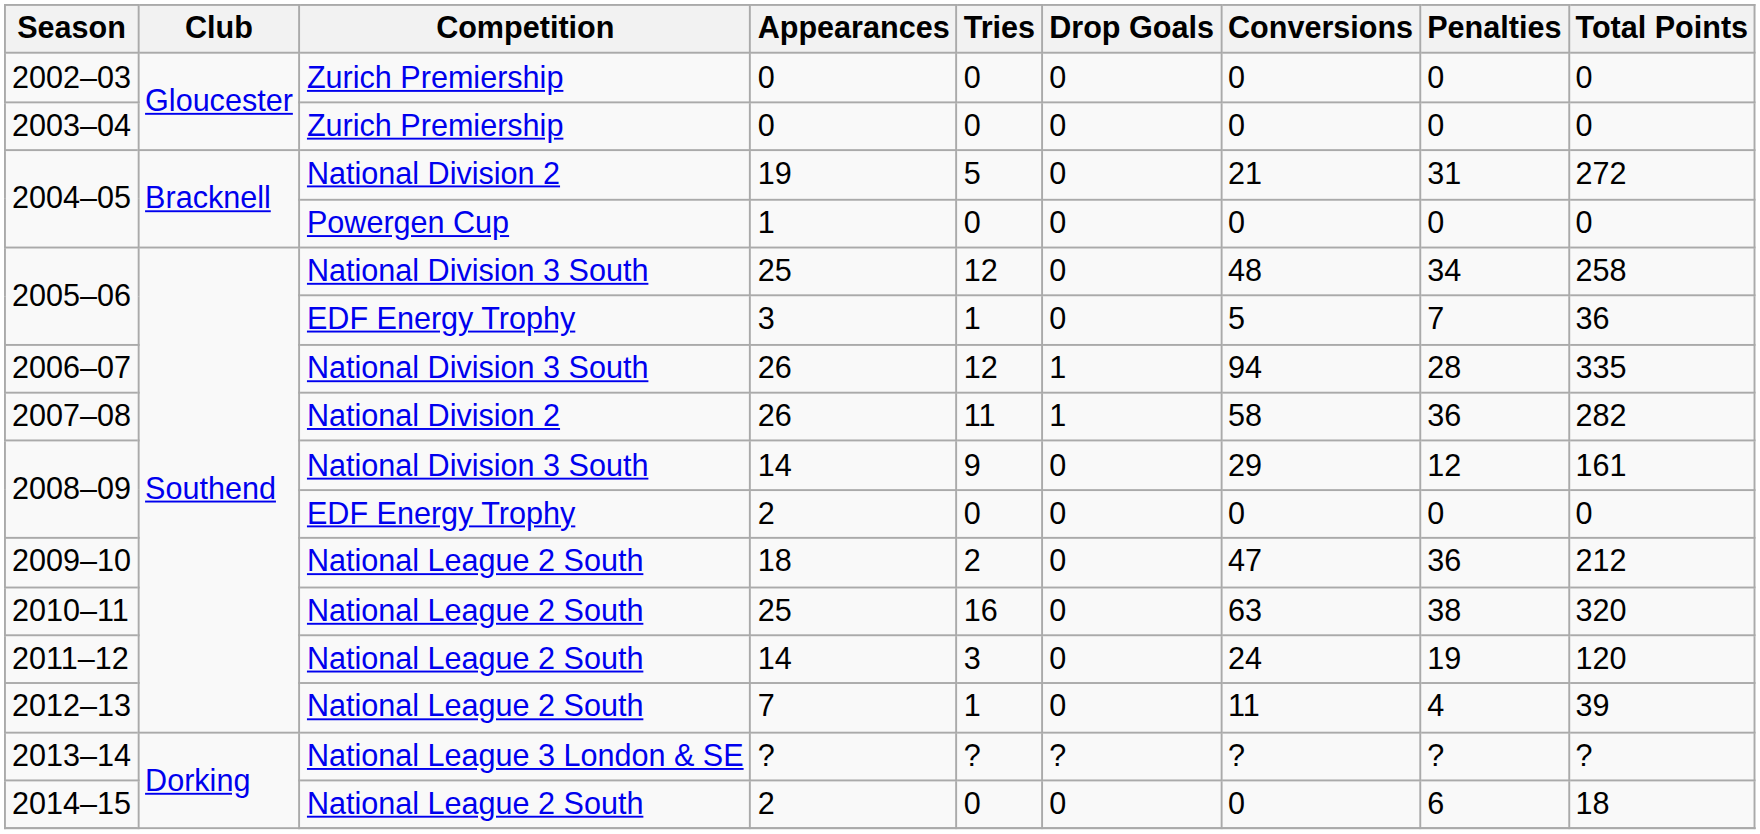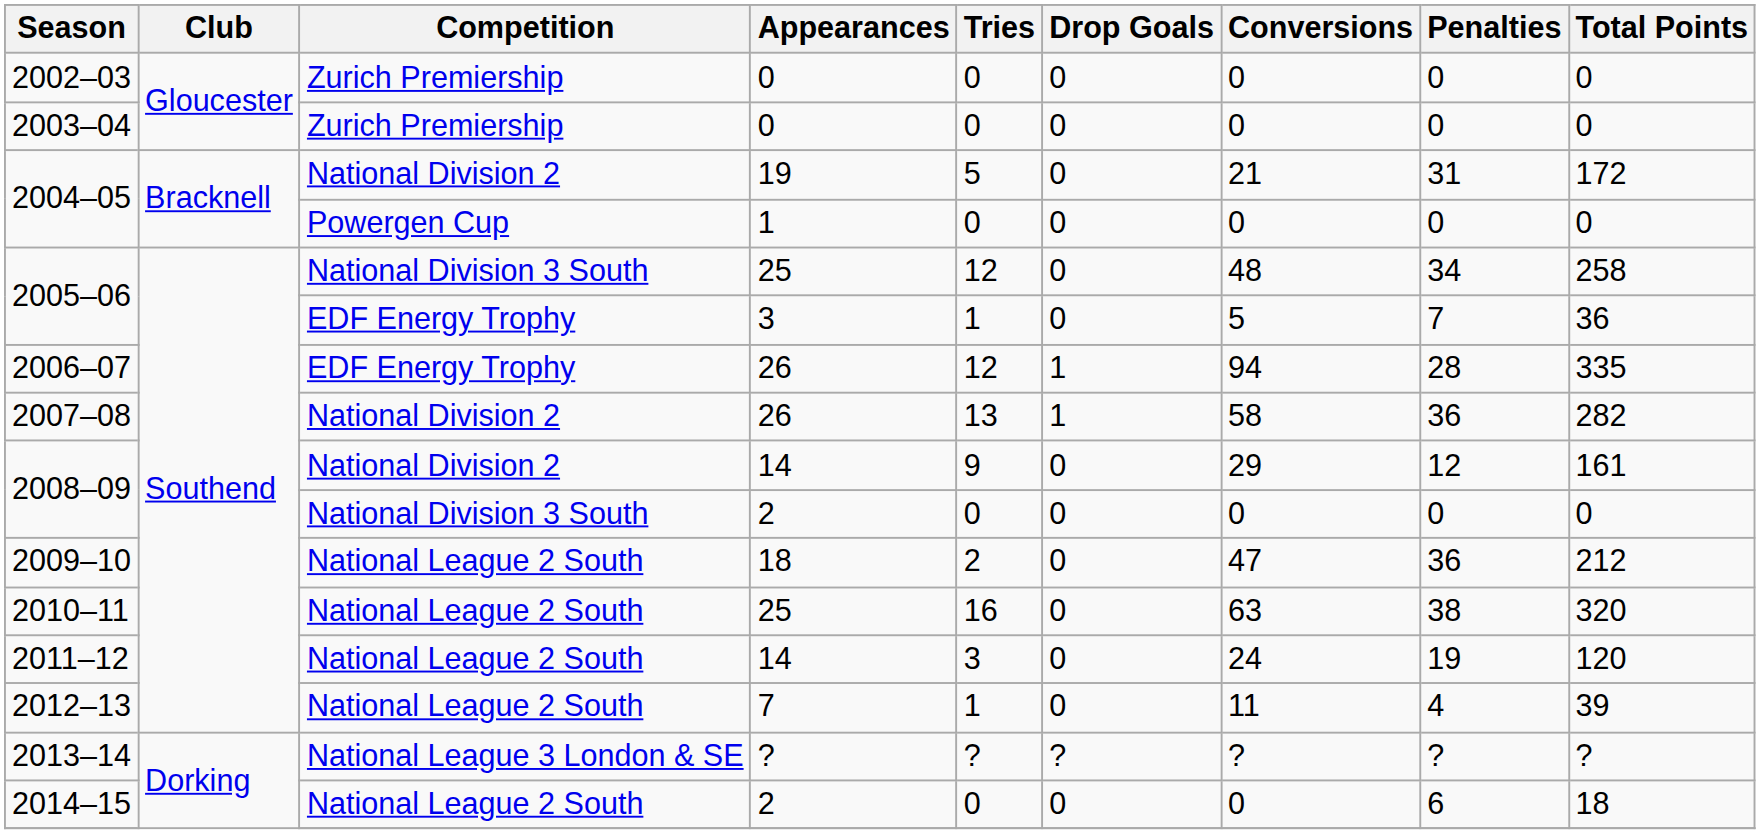(1601, 174) 272 -> (1601, 174) 172
(478, 367) National Division 3 South -> (441, 367) EDF Energy Trophy
(980, 416) 11 -> (981, 416) 13
(478, 464) National Division 3 South -> (433, 464) National Division 2
(441, 513) EDF Energy Trophy -> (478, 513) National Division 3 South
